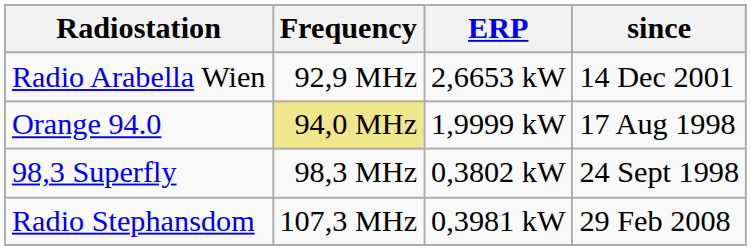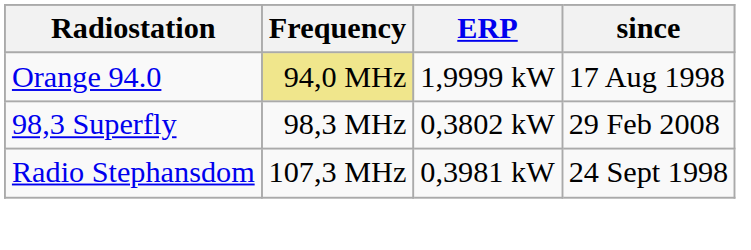- row: (139, 76)
(659, 172) 24 Sept 1998 -> (644, 124) 29 Feb 2008
(655, 220) 29 Feb 2008 -> (648, 172) 24 Sept 1998
